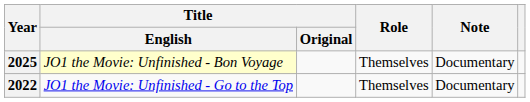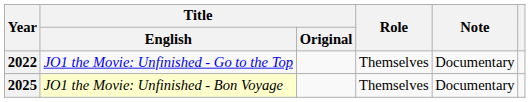rows swapped: (22, 85) <-> (22, 62)
